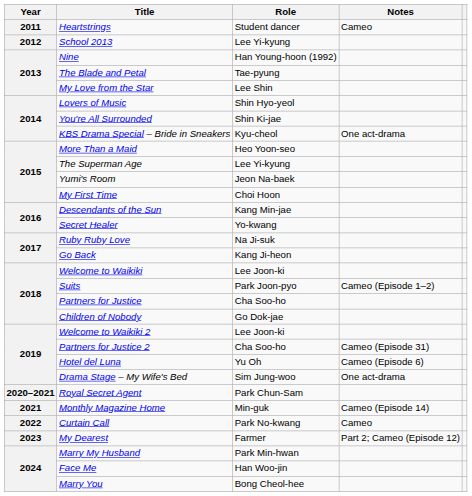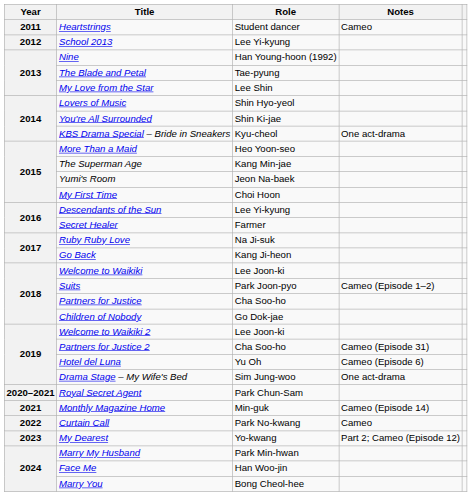(262, 164) Lee Yi-kyung -> (263, 164) Kang Min-jae
(263, 210) Kang Min-jae -> (262, 210) Lee Yi-kyung
(256, 225) Yo-kwang -> (250, 225) Farmer
(250, 438) Farmer -> (256, 438) Yo-kwang
